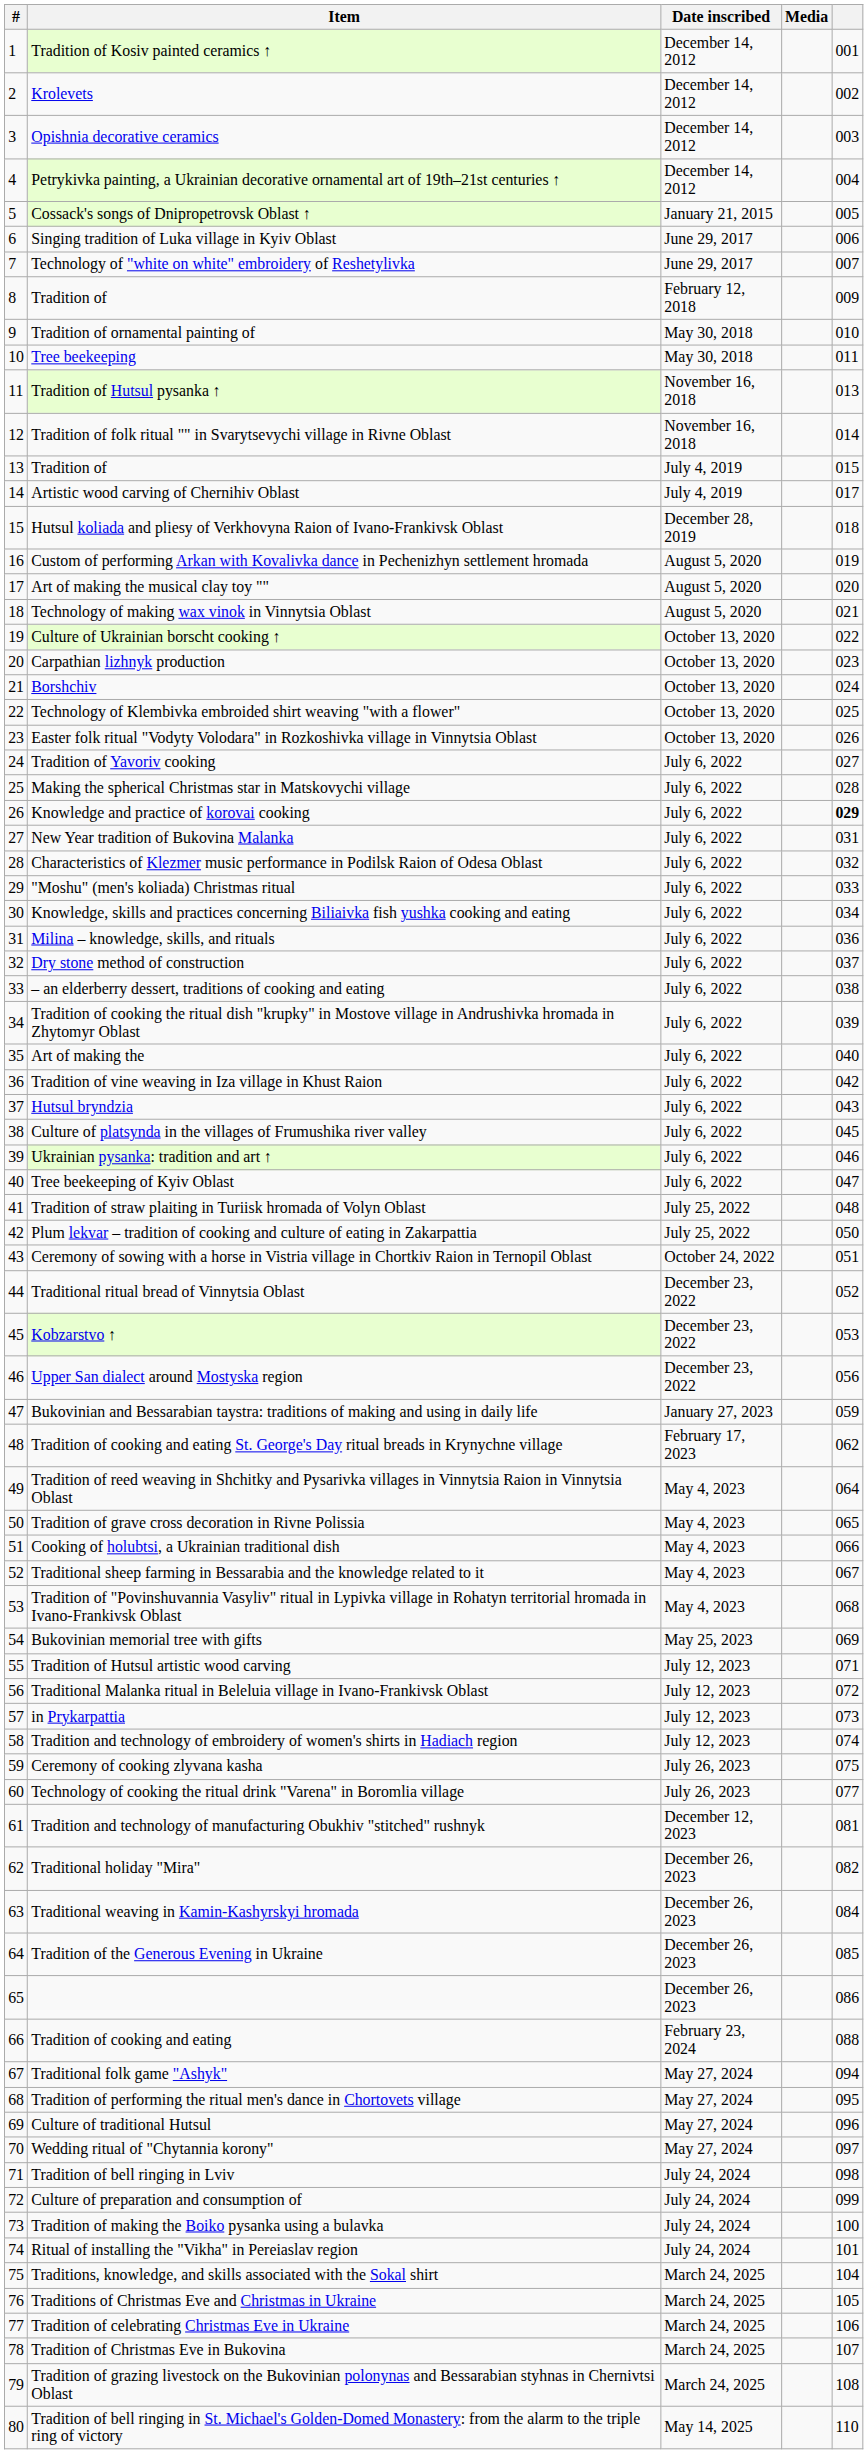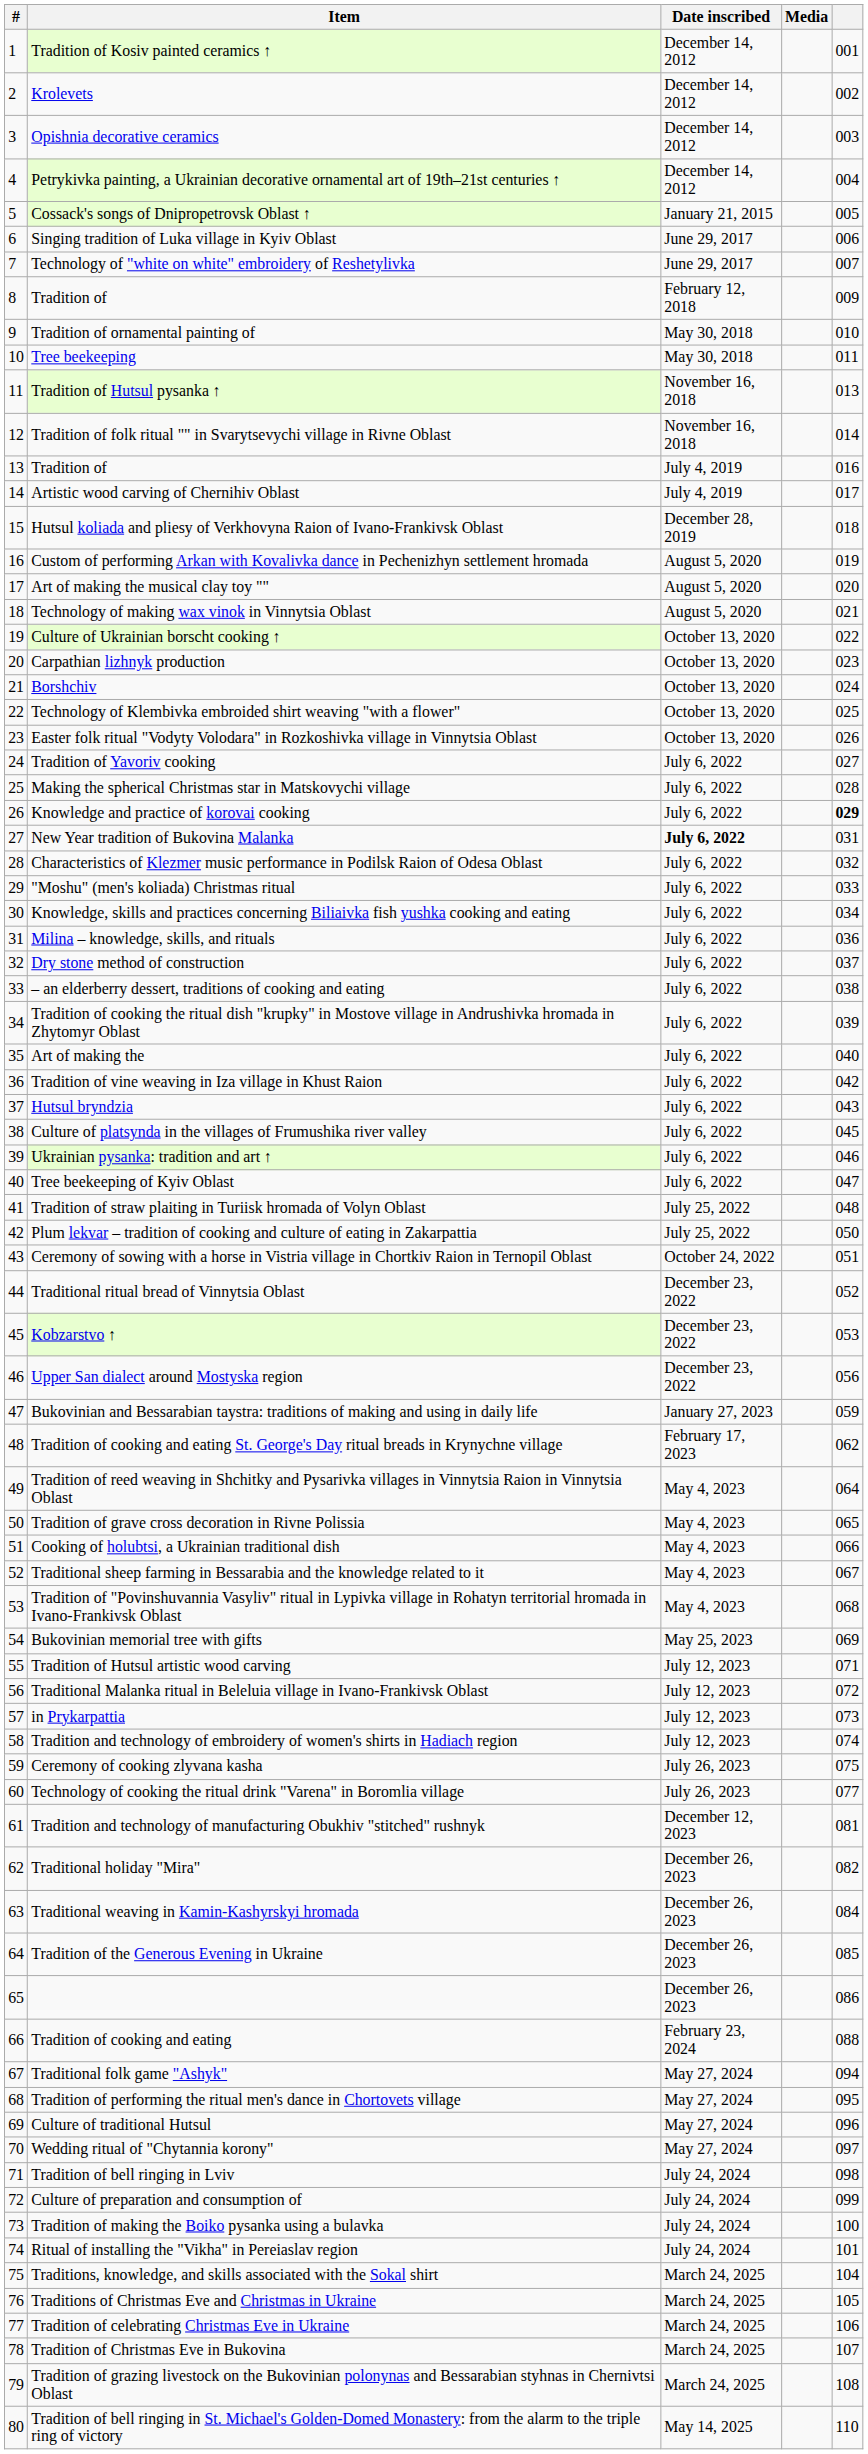(847, 468) 015 -> (847, 468) 016
(703, 837) normal -> (705, 837) bold
